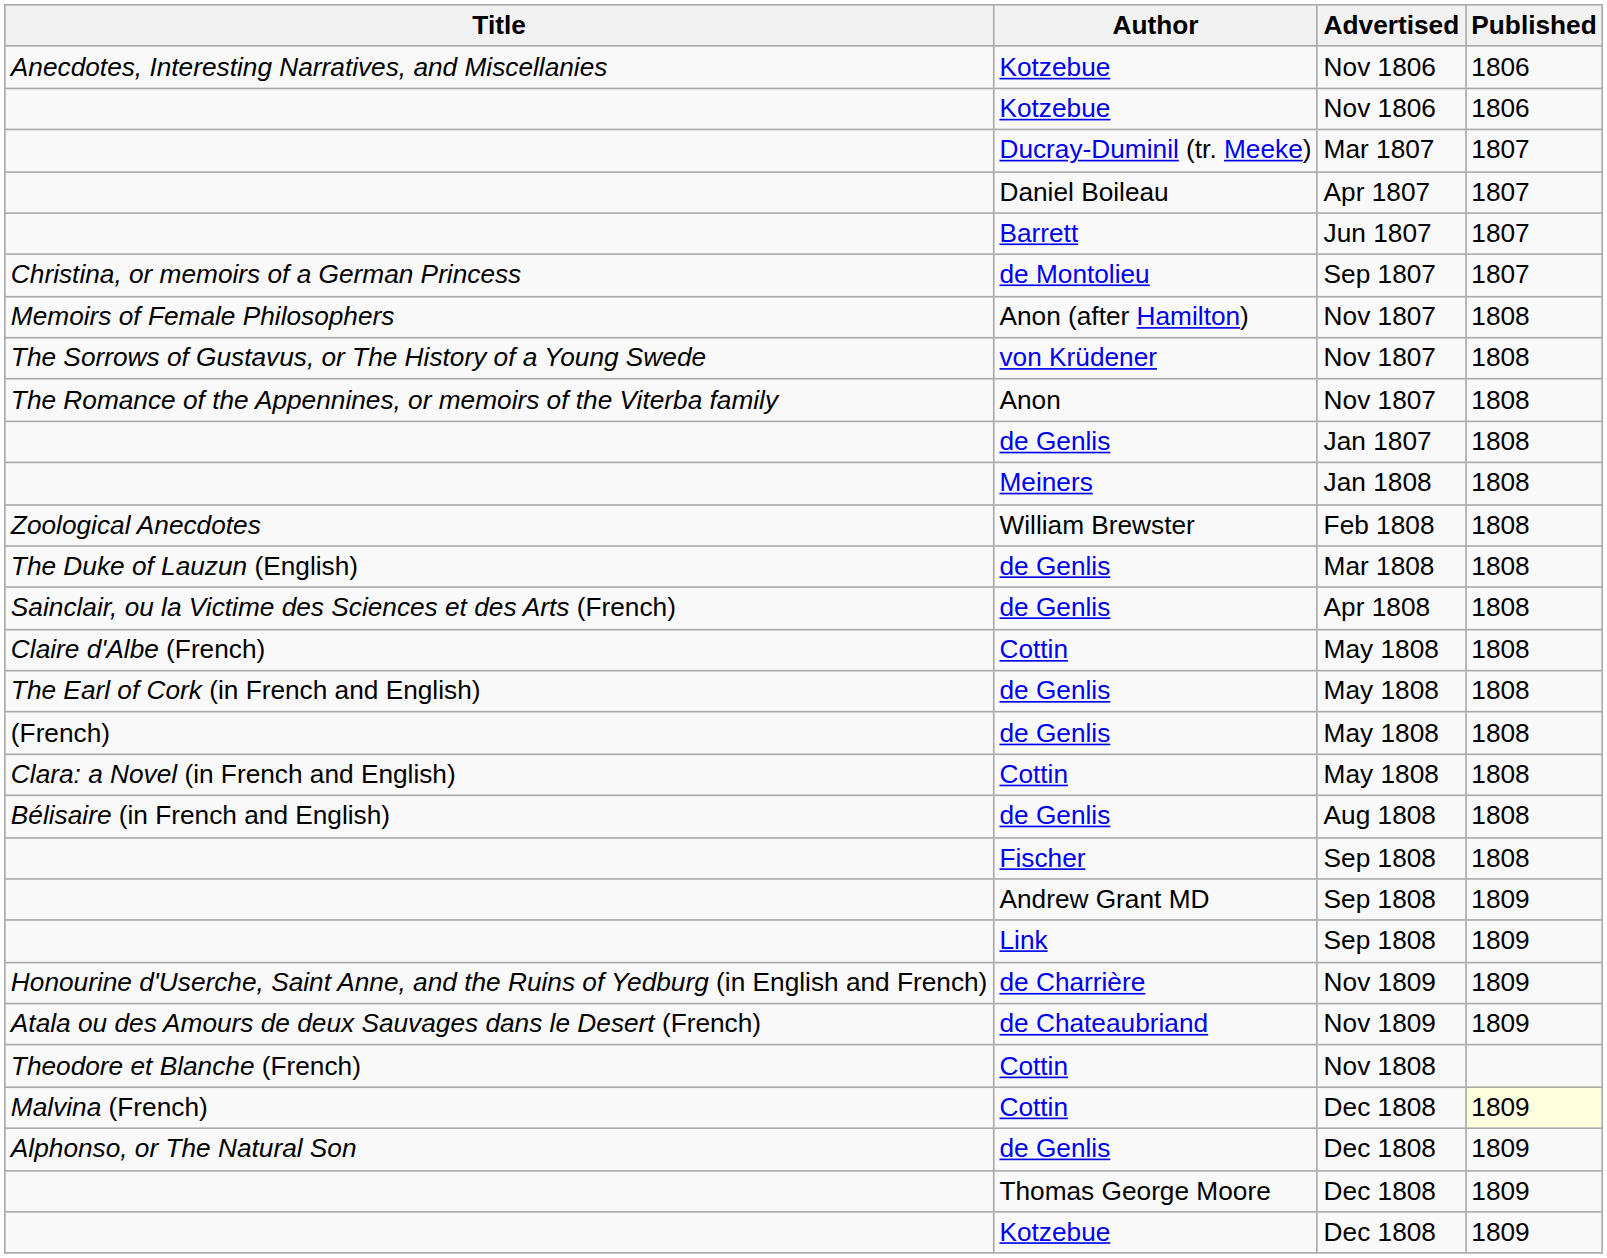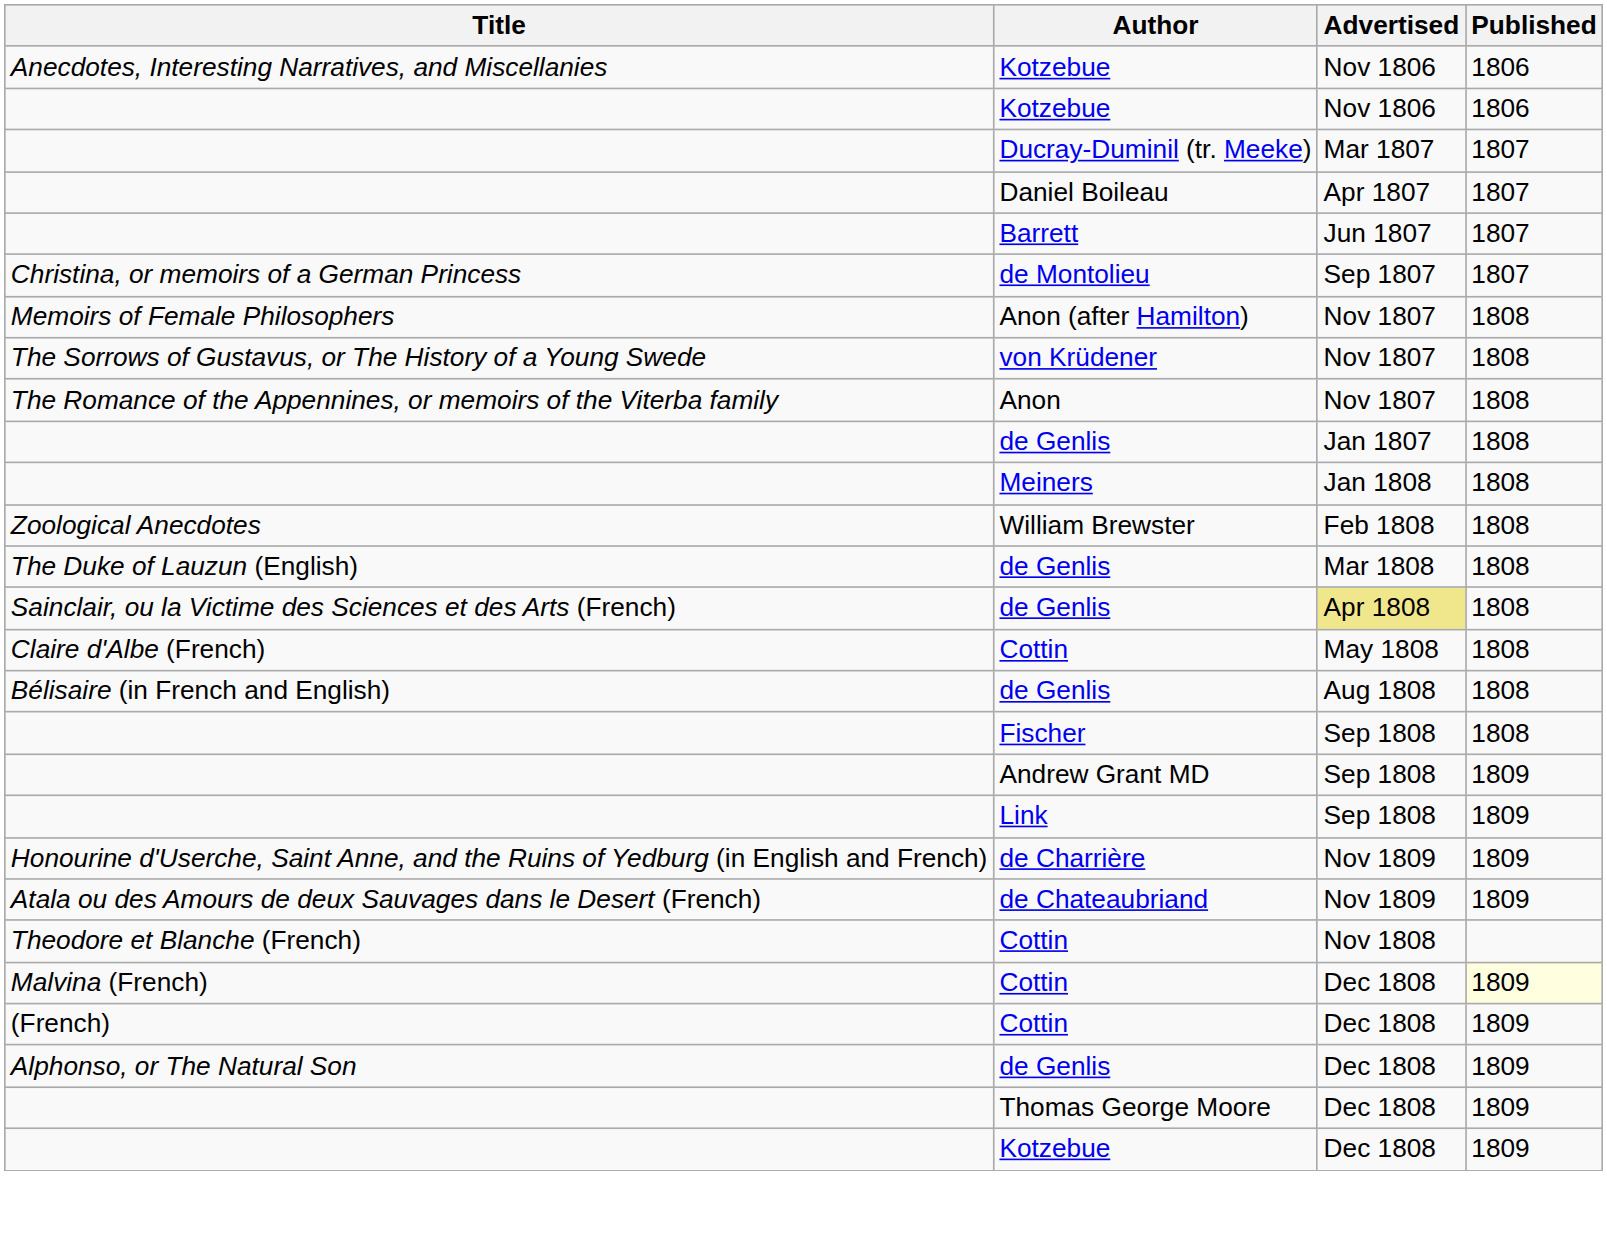(1377, 607) no background -> (1377, 607) khaki background
- row: (246, 691)
- row: (60, 732)
- row: (233, 774)
+ row: (60, 1024)
